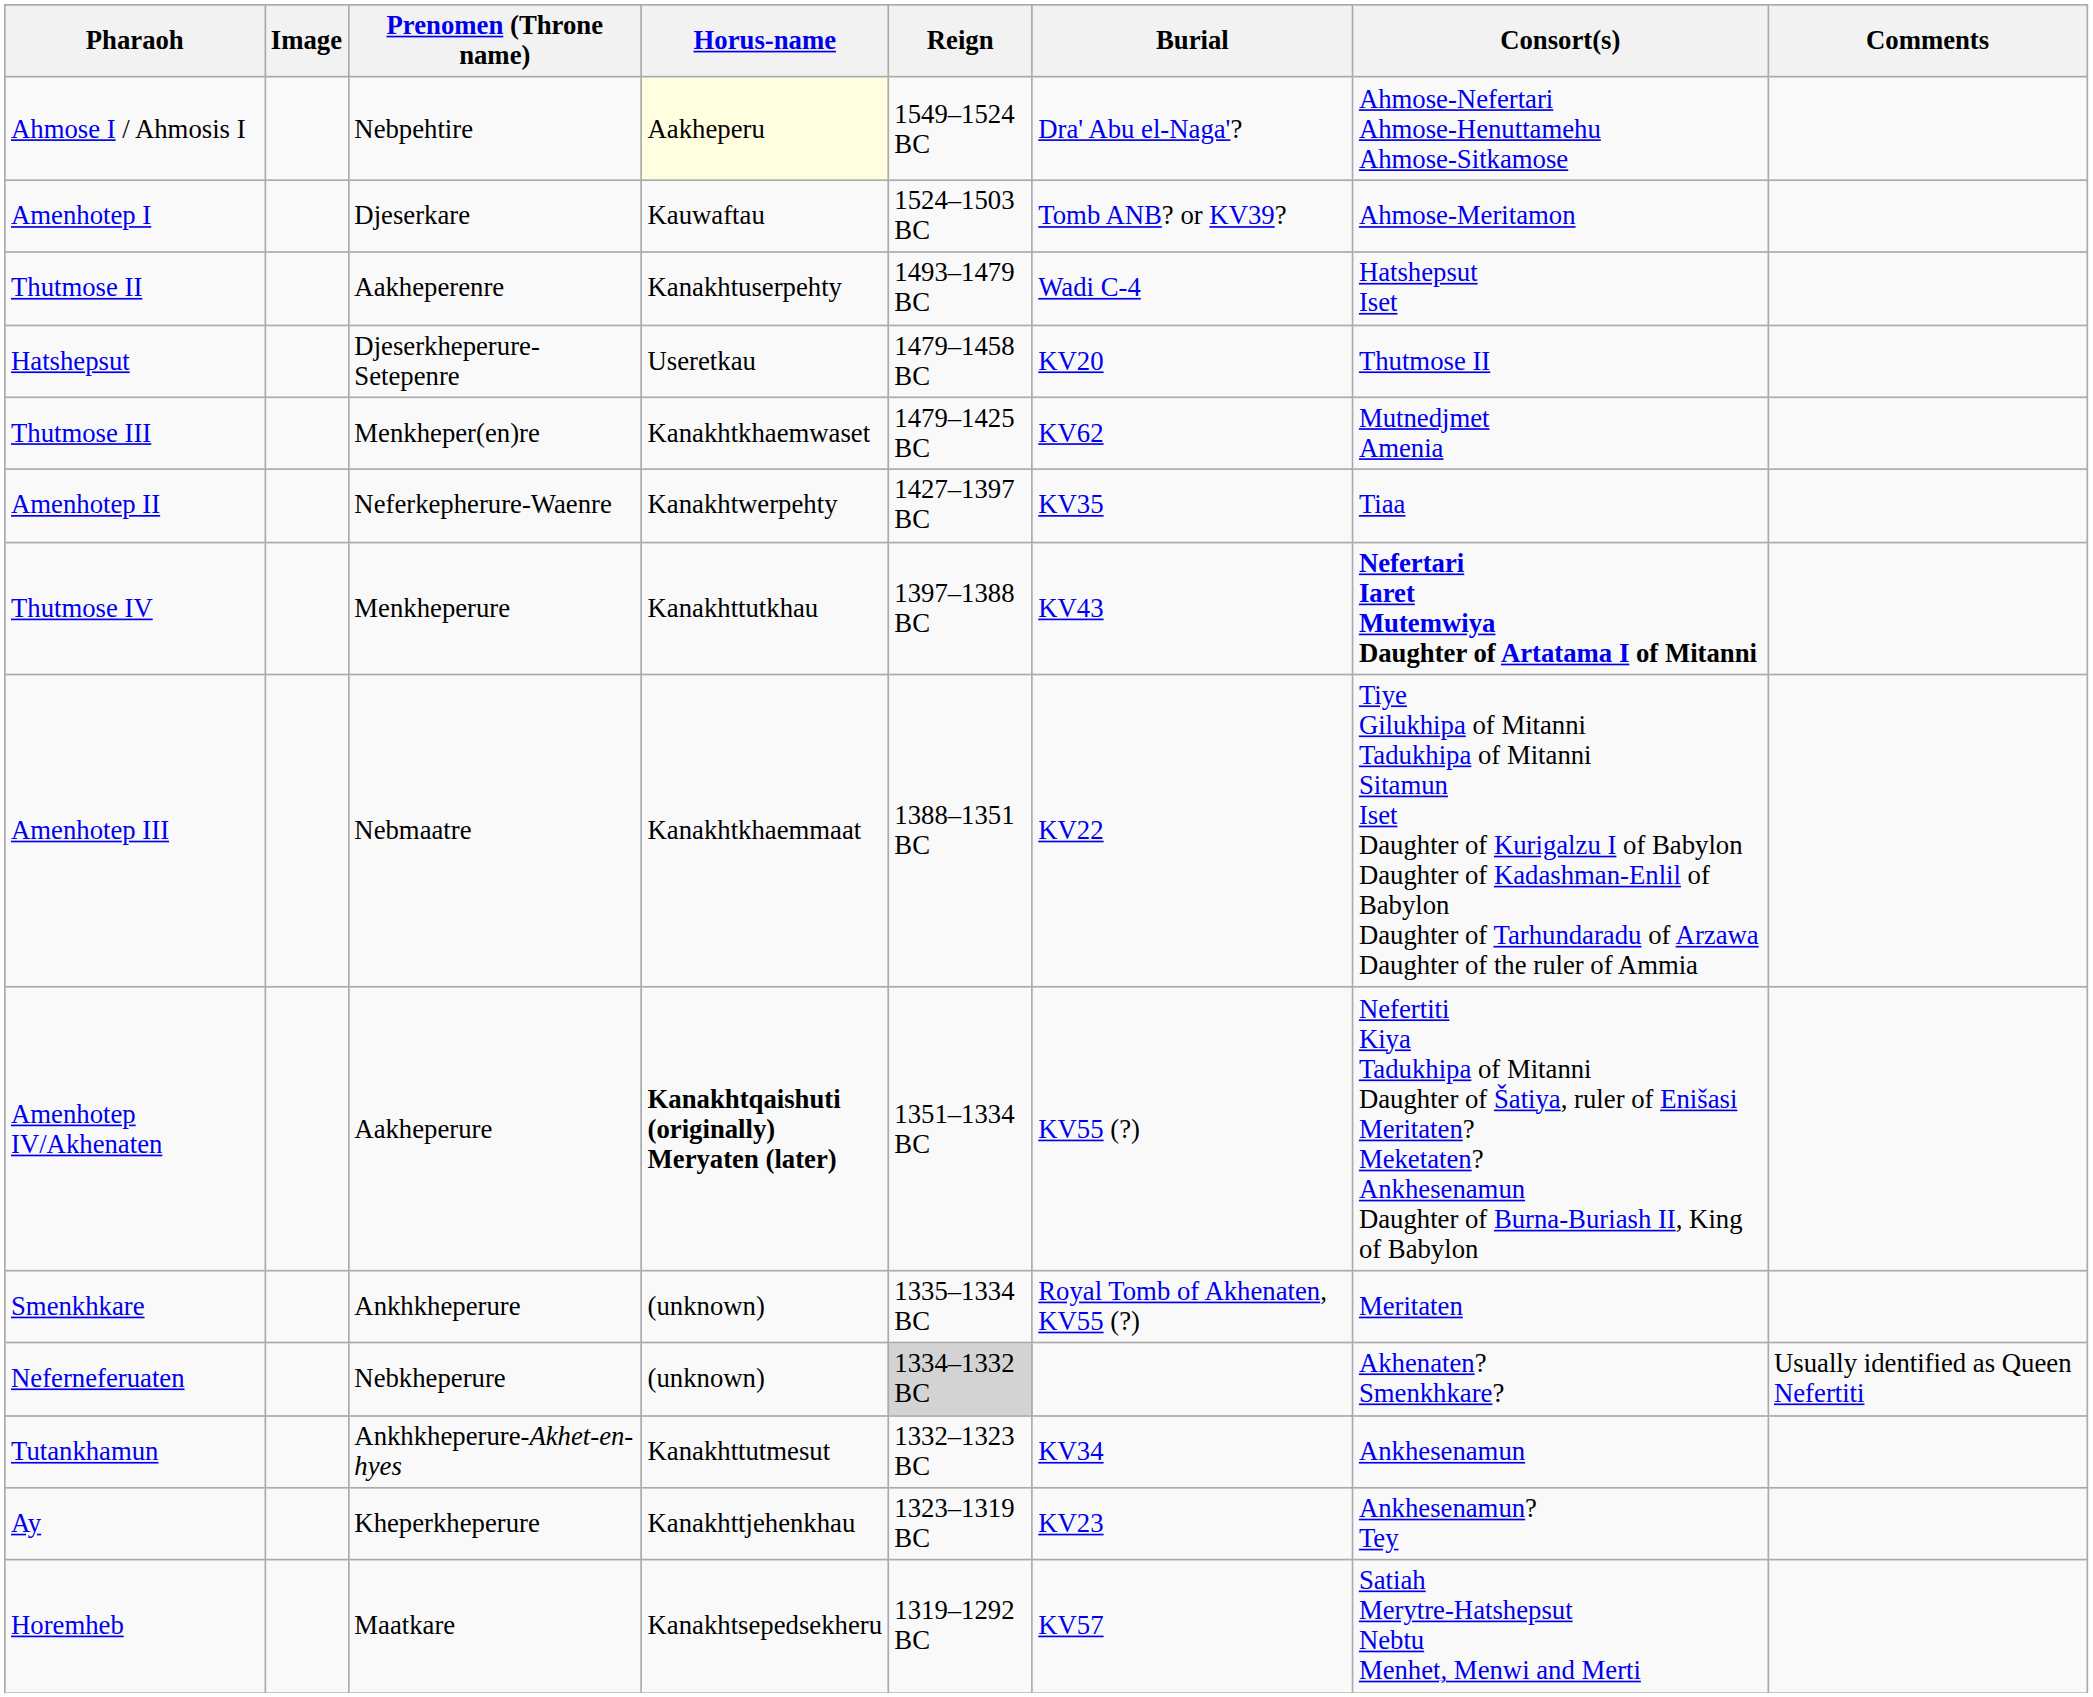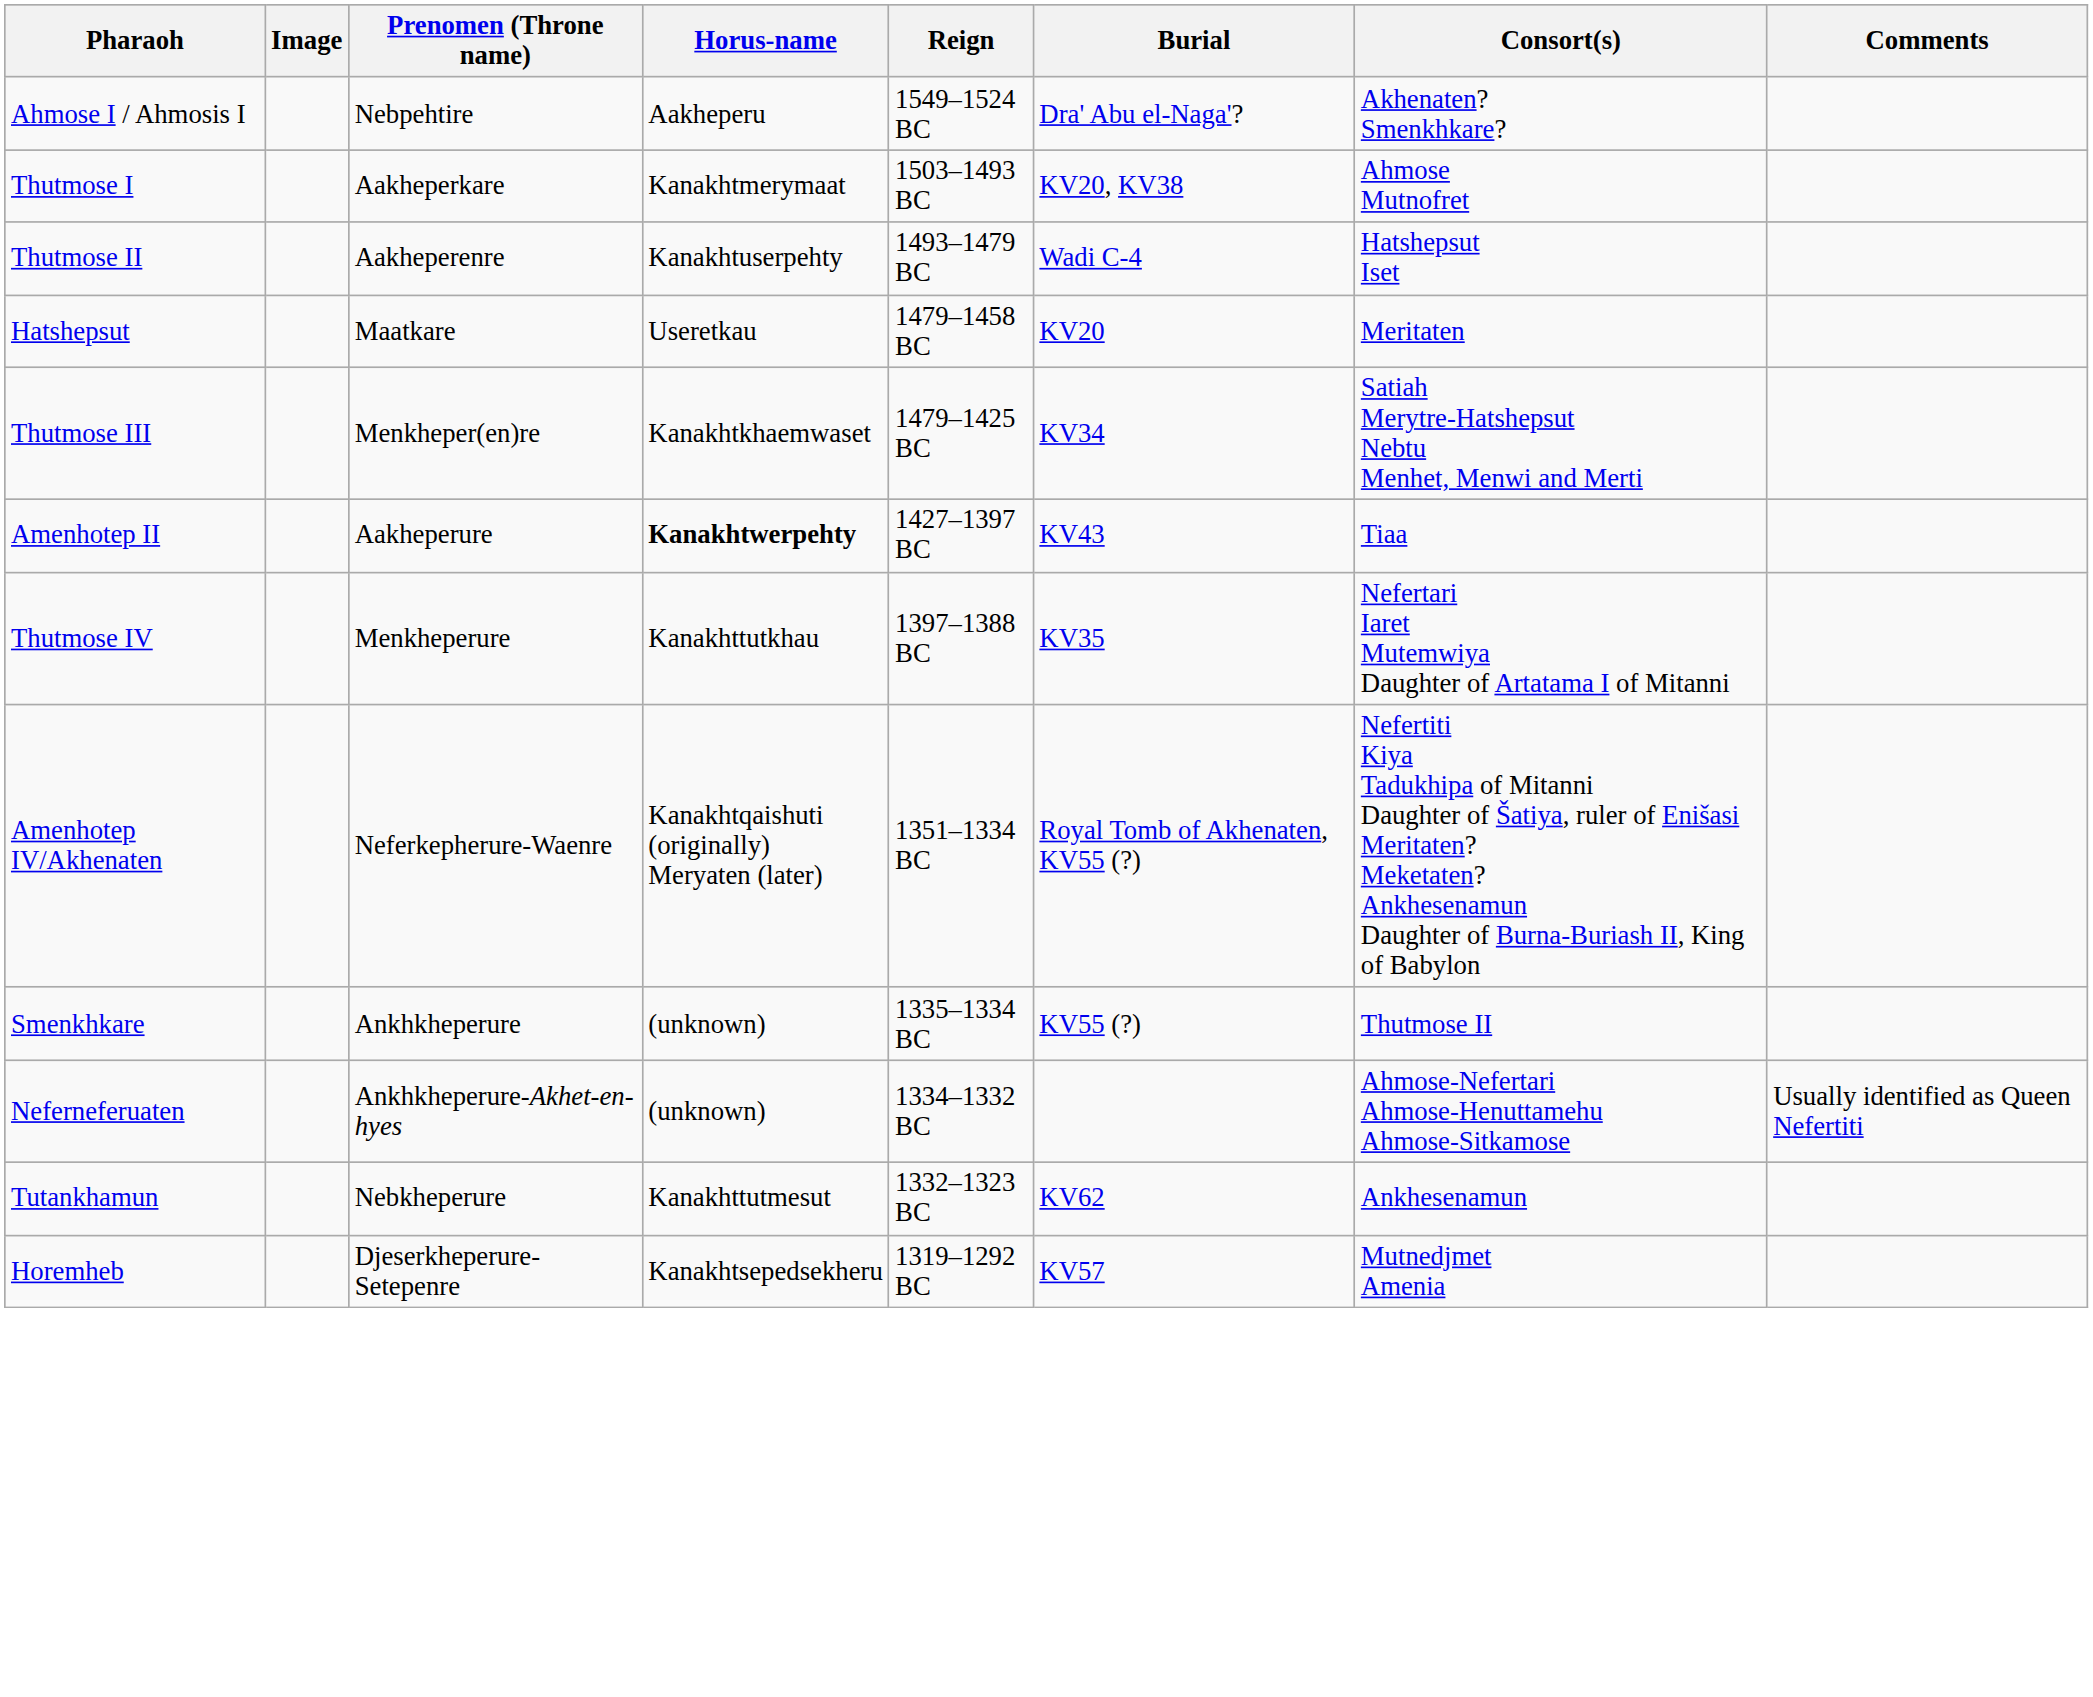(706, 128) lightyellow background -> (707, 113) no background
(1480, 128) Ahmose-Nefertari Ahmose-Henuttamehu Ahmose-Sitkamose -> (1434, 113) Akhenaten? Smenkhkare?
- row: (81, 215)
+ row: (72, 185)
(447, 360) Djeserkheperure-Setepenre -> (405, 330) Maatkare
(1425, 360) Thutmose II -> (1413, 330) Meritaten
(1071, 432) KV62 -> (1072, 432) KV34
(1424, 432) Mutnedjmet Amenia -> (1502, 432) Satiah Merytre-Hatshepsut Nebtu Menhet, Menwi and Merti
(483, 505) Neferkepherure-Waenre -> (424, 535) Aakheperure
(743, 505) normal -> (752, 535) bold
(1071, 505) KV35 -> (1072, 535) KV43
(1071, 607) KV43 -> (1072, 637) KV35
(1558, 607) bold -> (1545, 637) normal
- row: (90, 830)
(423, 1128) Aakheperure -> (483, 845) Neferkepherure-Waenre
(744, 1128) bold -> (736, 845) normal
(1089, 1128) KV55 (?) -> (1184, 845) Royal Tomb of Akhenaten, KV55 (?)
(1183, 1306) Royal Tomb of Akhenaten, KV55 (?) -> (1090, 1023) KV55 (?)
(1411, 1306) Meritaten -> (1427, 1023) Thutmose II
(430, 1378) Nebkheperure -> (494, 1110) Ankhkheperure-Akhet-en-hyes
(954, 1378) lightgrey background -> (955, 1110) no background
(1432, 1378) Akhenaten? Smenkhkare? -> (1482, 1110) Ahmose-Nefertari Ahmose-Henuttamehu Ahmose-Sitkamose
(494, 1451) Ankhkheperure-Akhet-en-hyes -> (430, 1198) Nebkheperure
(1071, 1451) KV34 -> (1072, 1198) KV62
- row: (26, 1523)
(405, 1625) Maatkare -> (447, 1270) Djeserkheperure-Setepenre
(1500, 1625) Satiah Merytre-Hatshepsut Nebtu Menhet, Menwi and Merti -> (1426, 1270) Mutnedjmet Amenia
